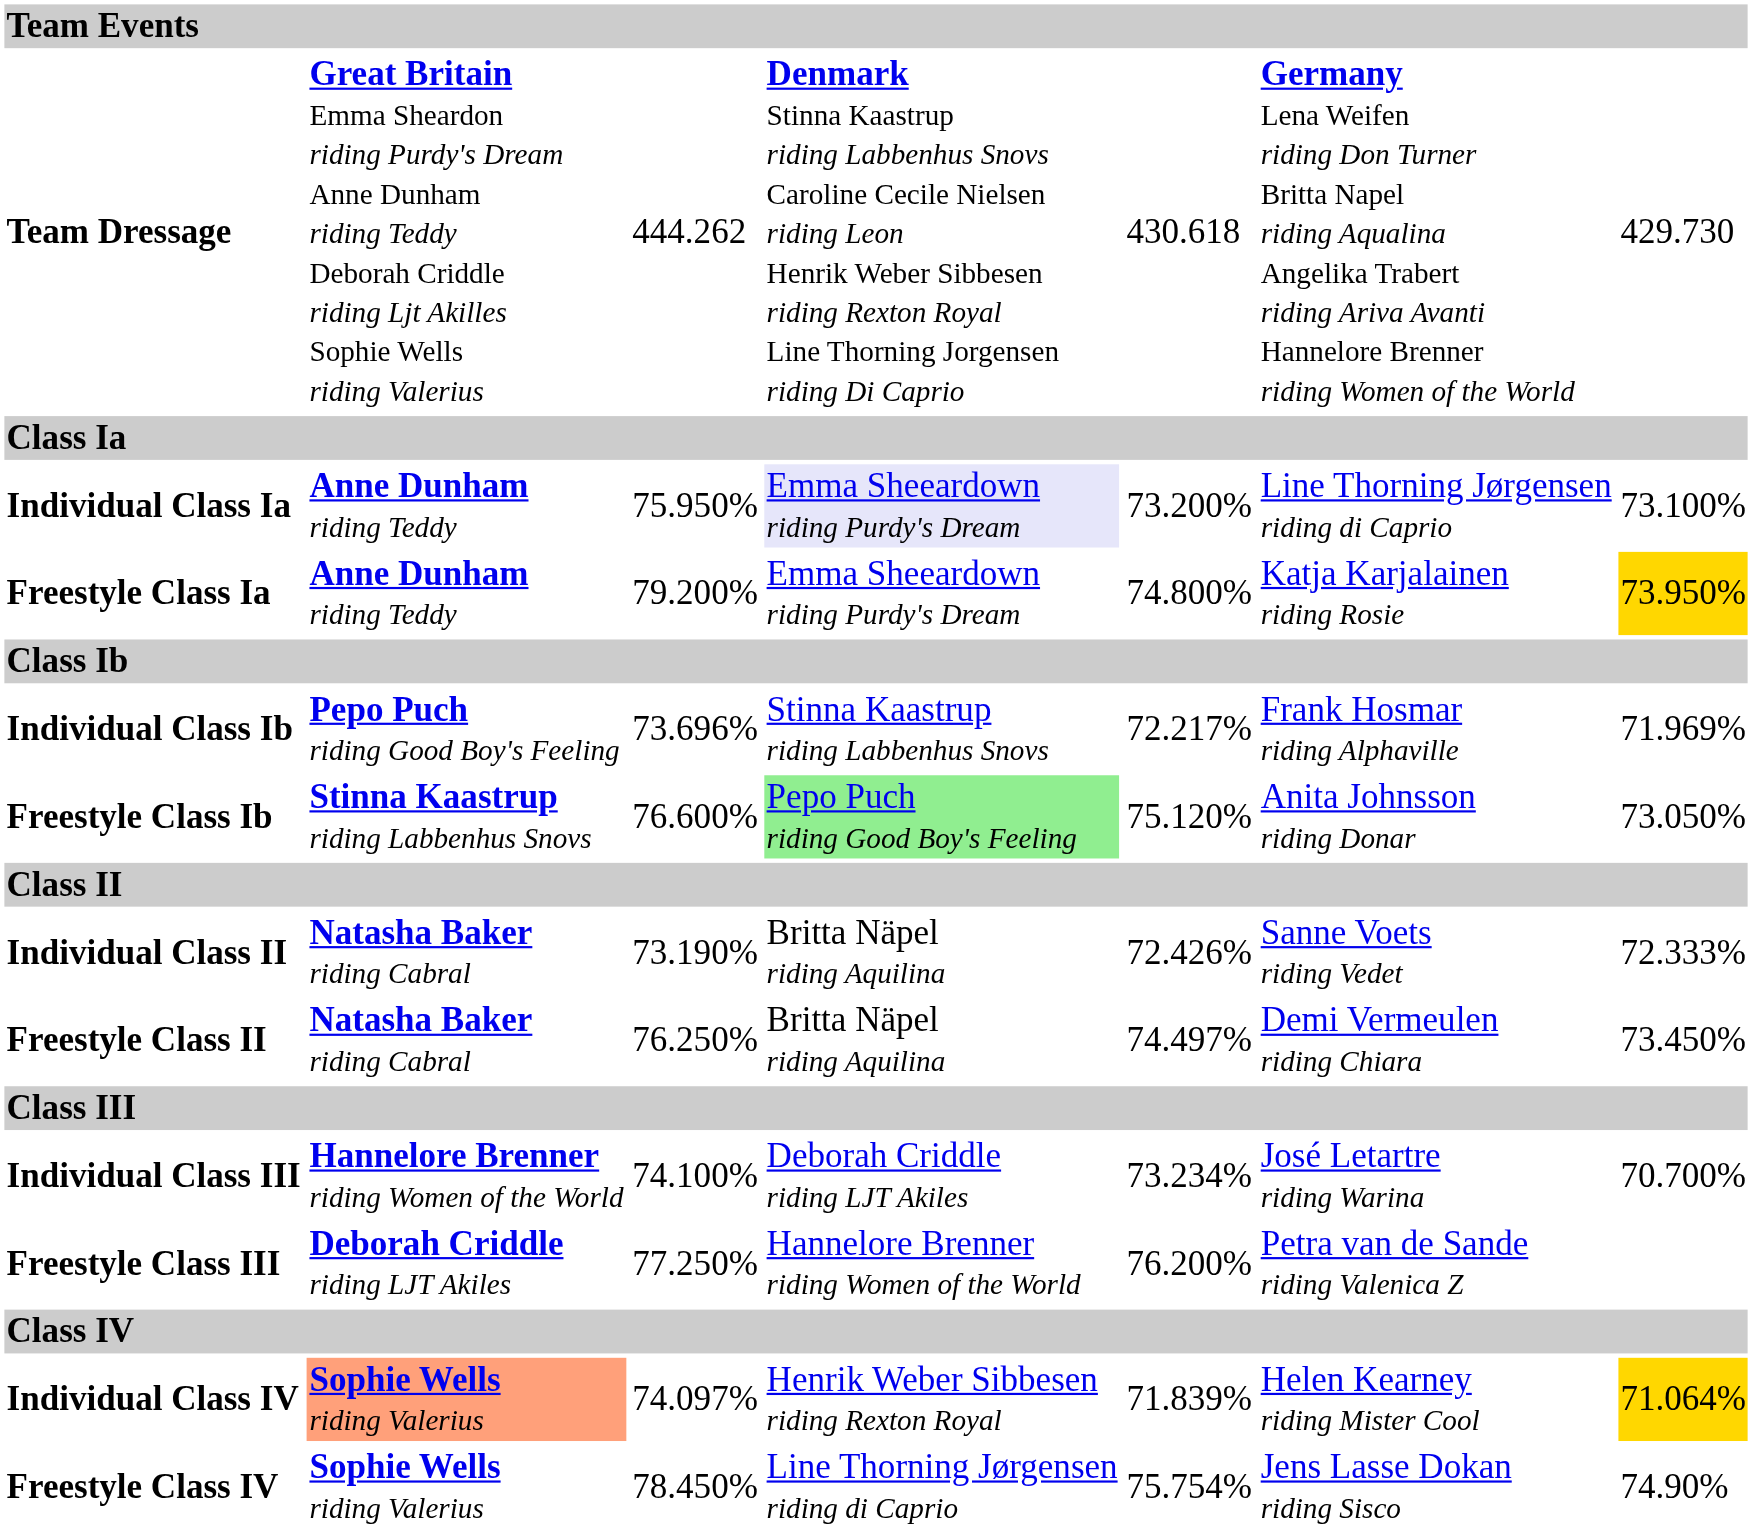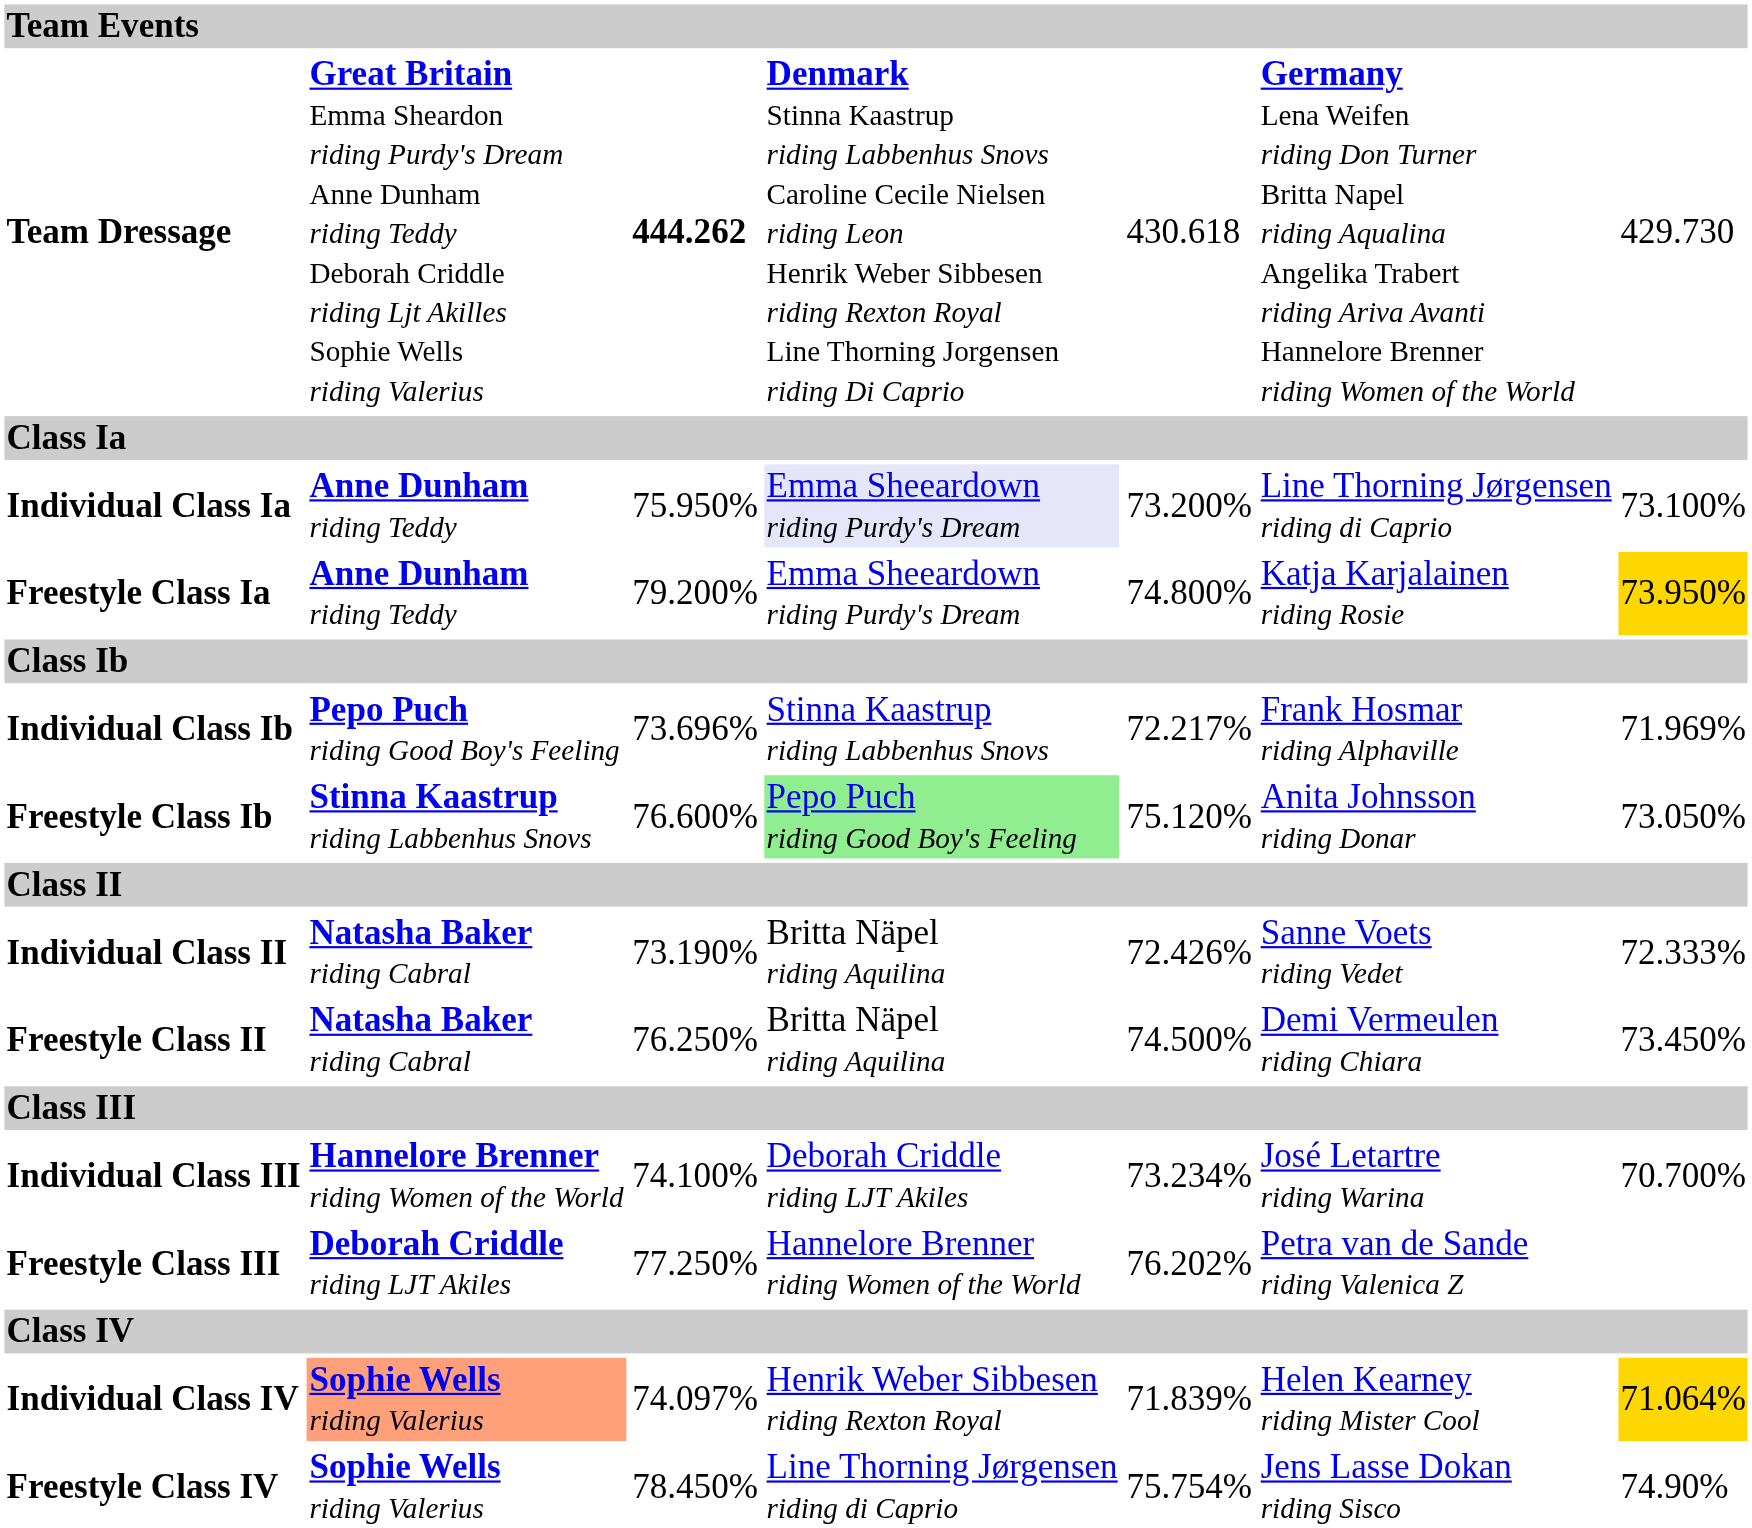(689, 231) normal -> (689, 231) bold
(1189, 1039) 74.497% -> (1189, 1039) 74.500%
(1189, 1263) 76.200% -> (1189, 1263) 76.202%
